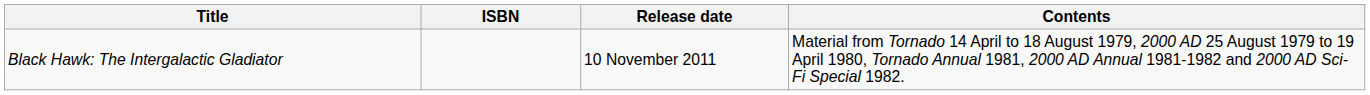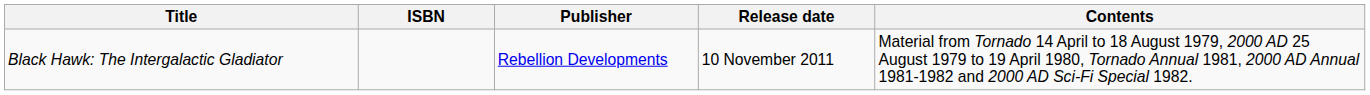+ column: (596, 16)
